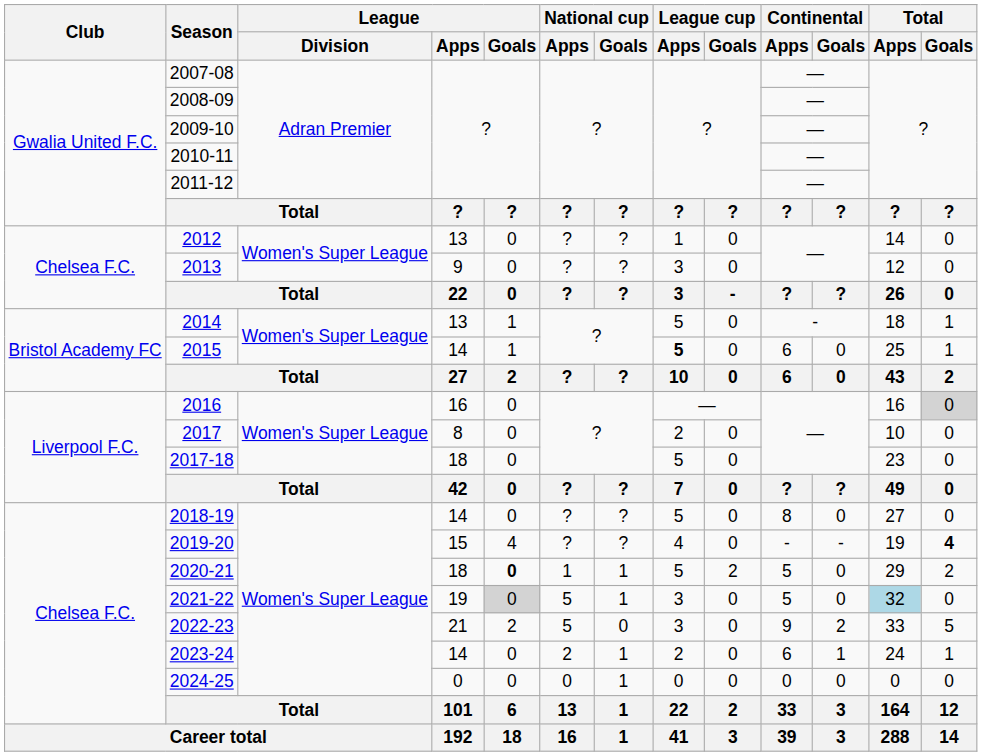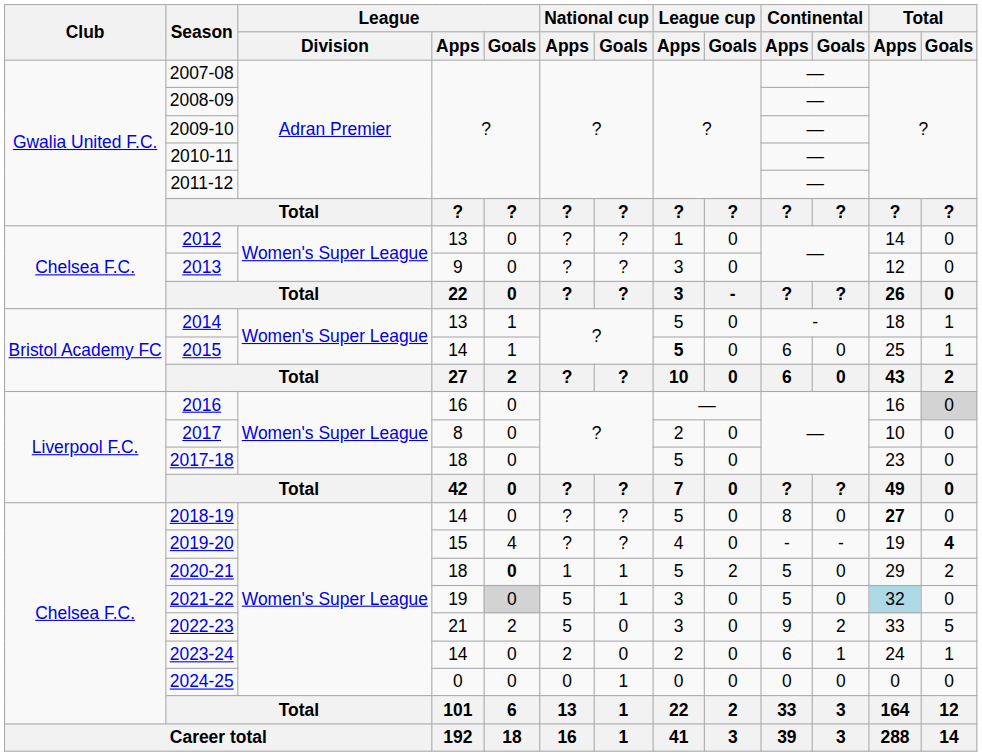(895, 516) normal -> (895, 516) bold
(623, 654) 1 -> (623, 654) 0
